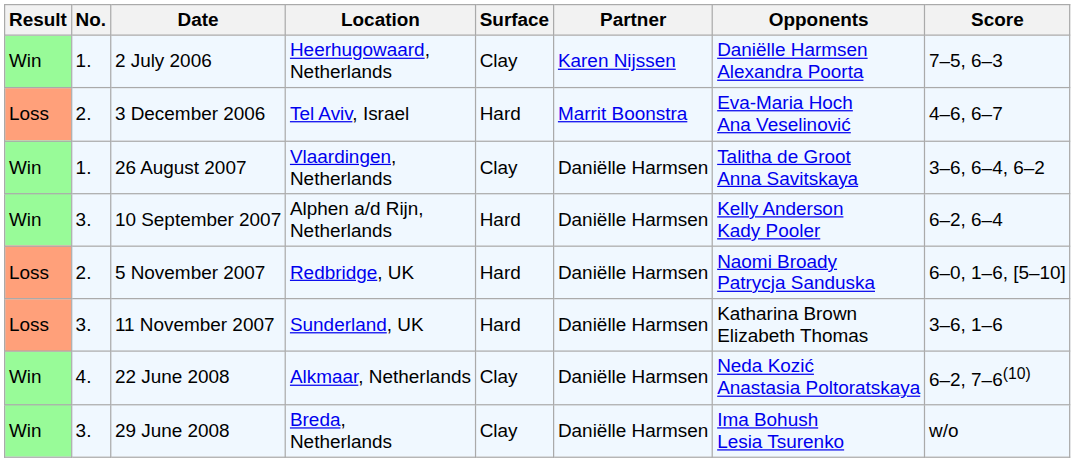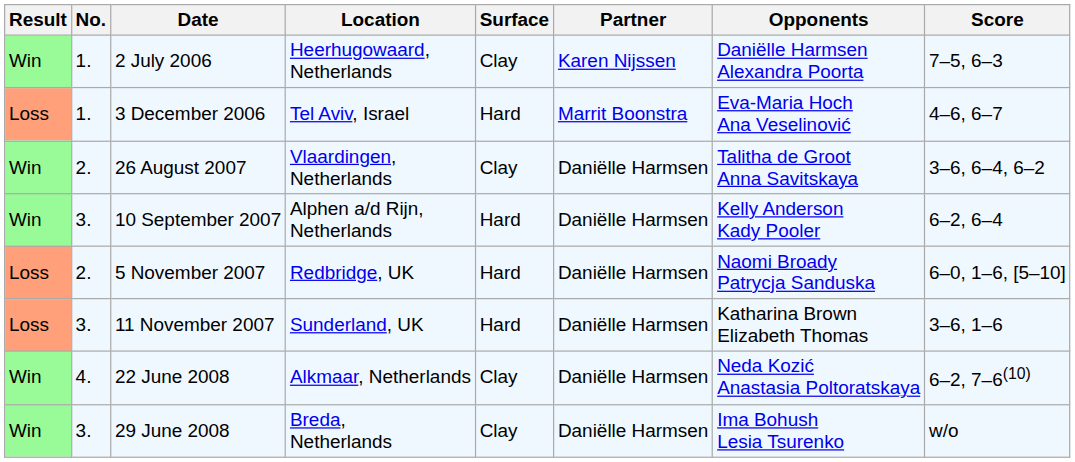(84, 113) 2. -> (84, 113) 1.
(84, 166) 1. -> (84, 166) 2.
